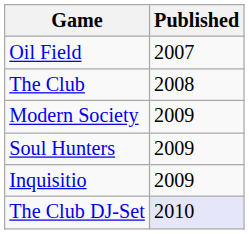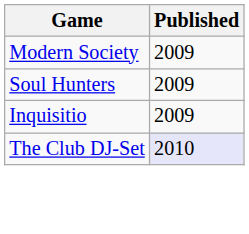- row: (45, 52)
- row: (47, 84)
